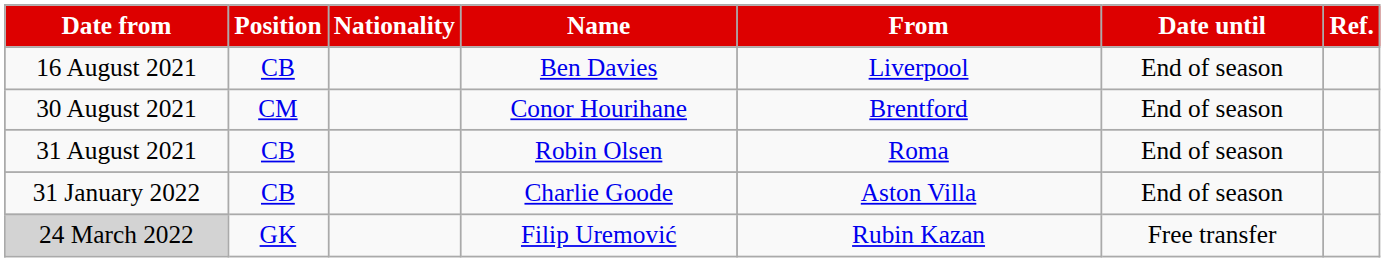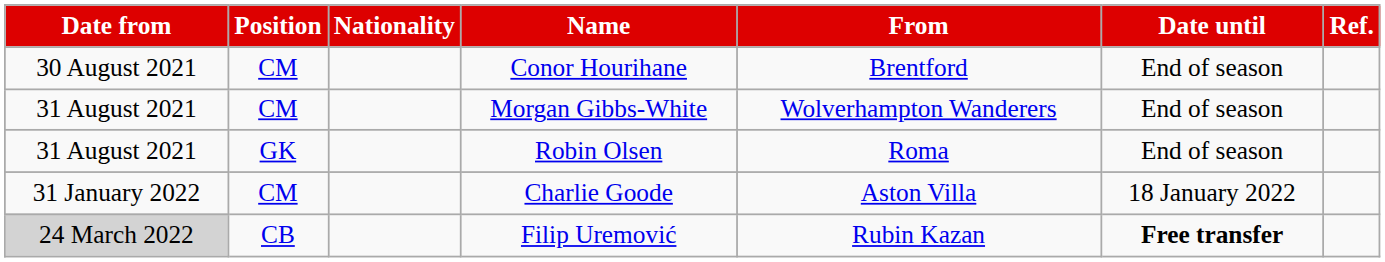- row: (599, 67)
+ row: (599, 109)
(278, 151) CB -> (278, 151) GK
(278, 192) CB -> (278, 192) CM
(1212, 192) End of season -> (1212, 192) 18 January 2022
(278, 234) GK -> (278, 234) CB
(1212, 234) normal -> (1212, 234) bold
